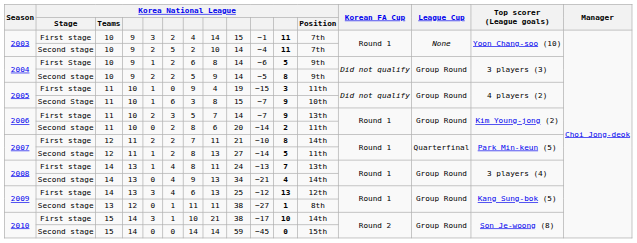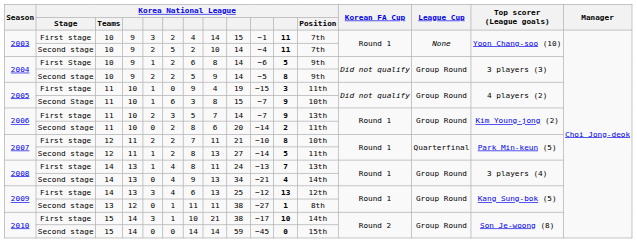(318, 140) 14th -> (318, 140) 10th
